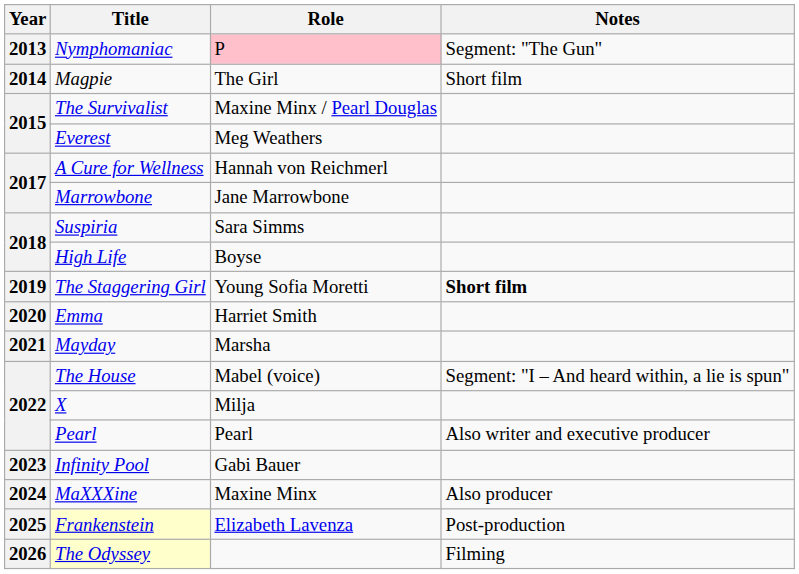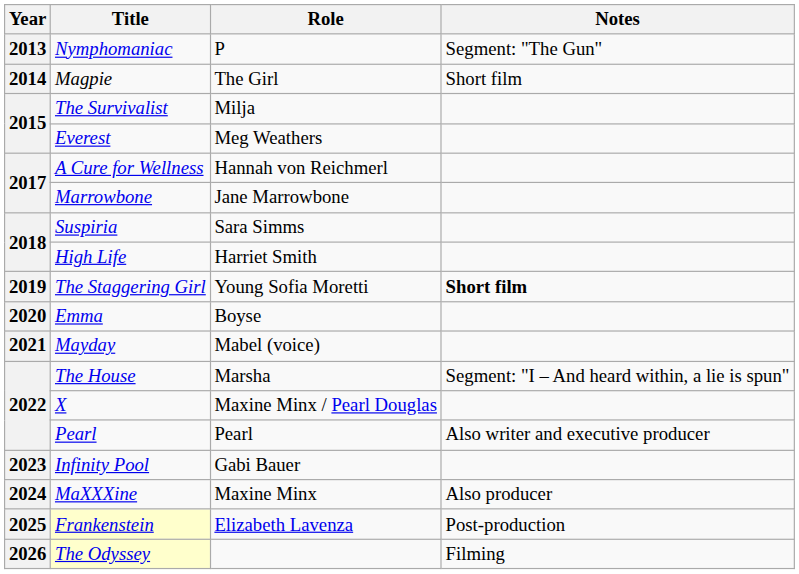(220, 49) pink background -> (220, 49) no background
(326, 108) Maxine Minx / Pearl Douglas -> (235, 108) Milja
(238, 256) Boyse -> (266, 256) Harriet Smith
(266, 316) Harriet Smith -> (238, 316) Boyse
(242, 345) Marsha -> (267, 345) Mabel (voice)
(267, 375) Mabel (voice) -> (242, 375) Marsha
(235, 405) Milja -> (326, 405) Maxine Minx / Pearl Douglas
